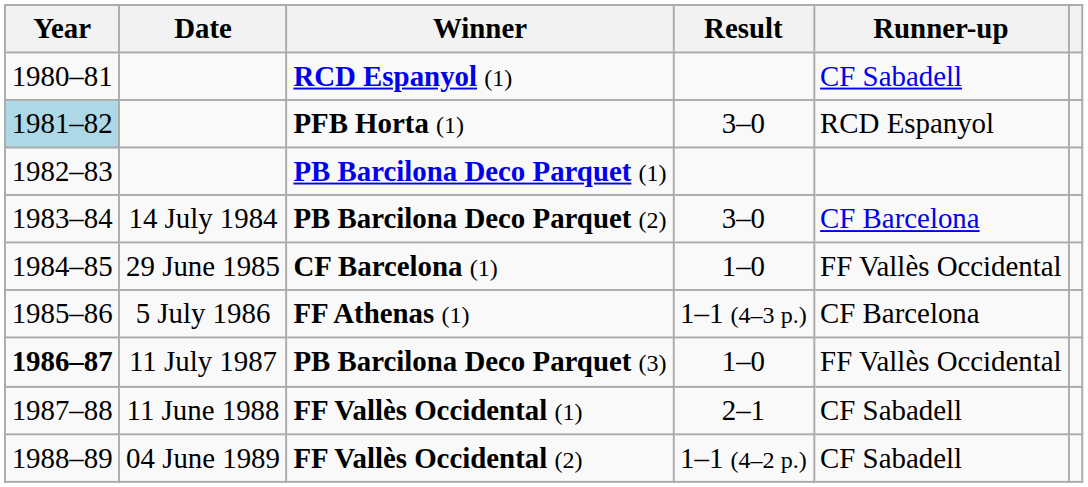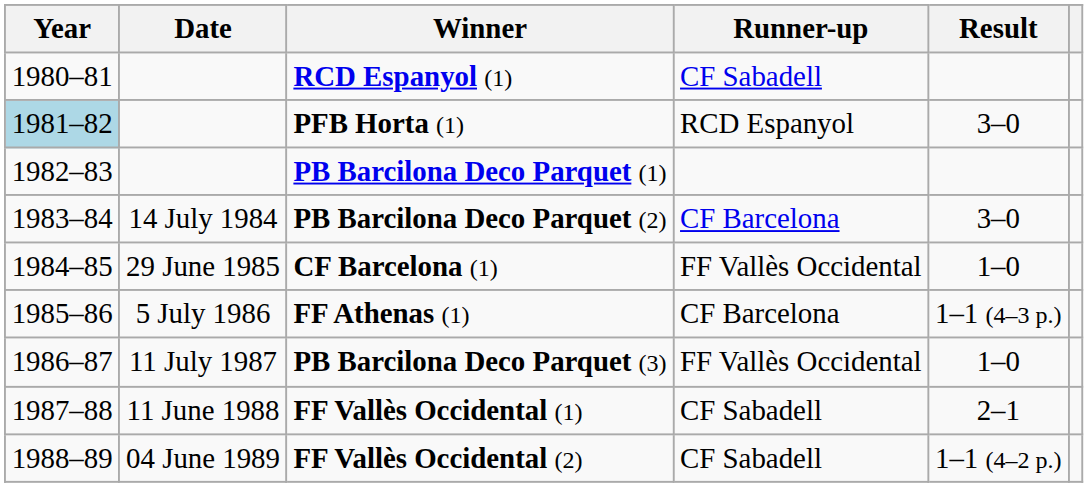columns swapped: (743, 28) <-> (941, 28)
(62, 361) bold -> (62, 361) normal
